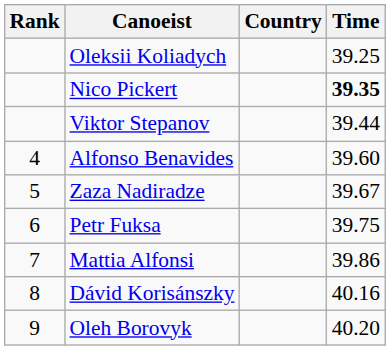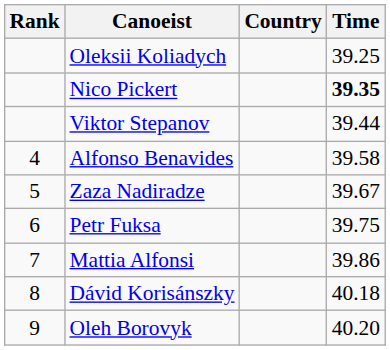(356, 157) 39.60 -> (356, 157) 39.58
(356, 293) 40.16 -> (356, 293) 40.18
